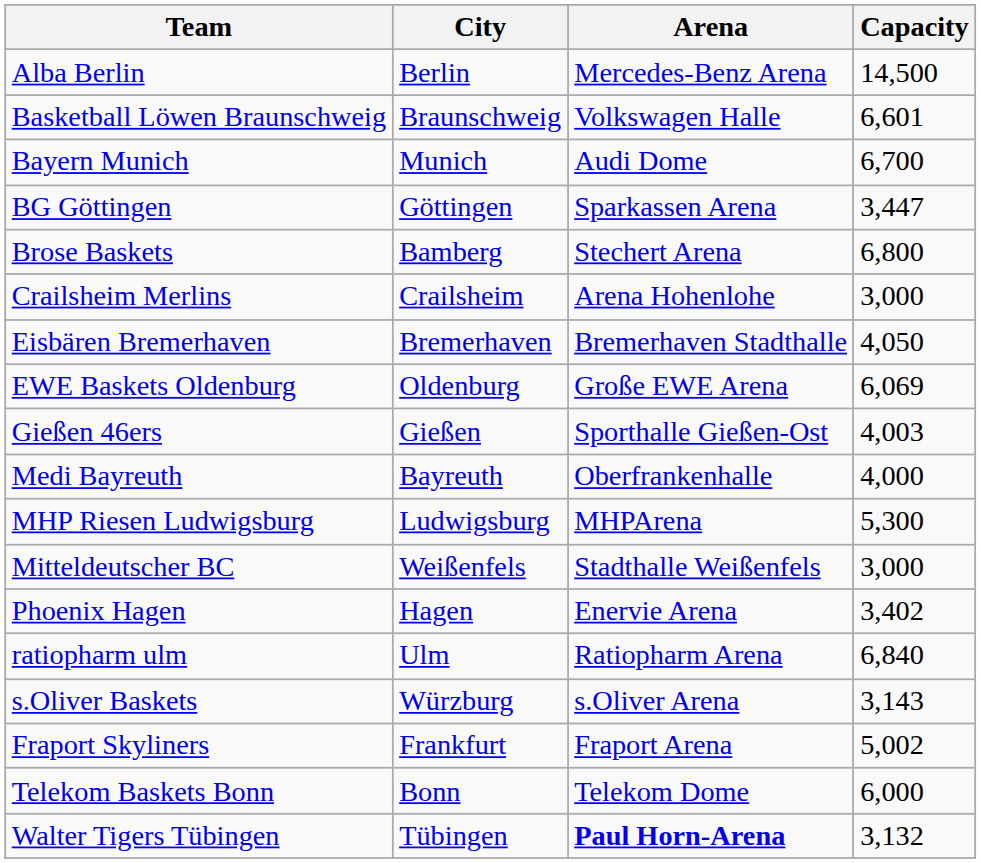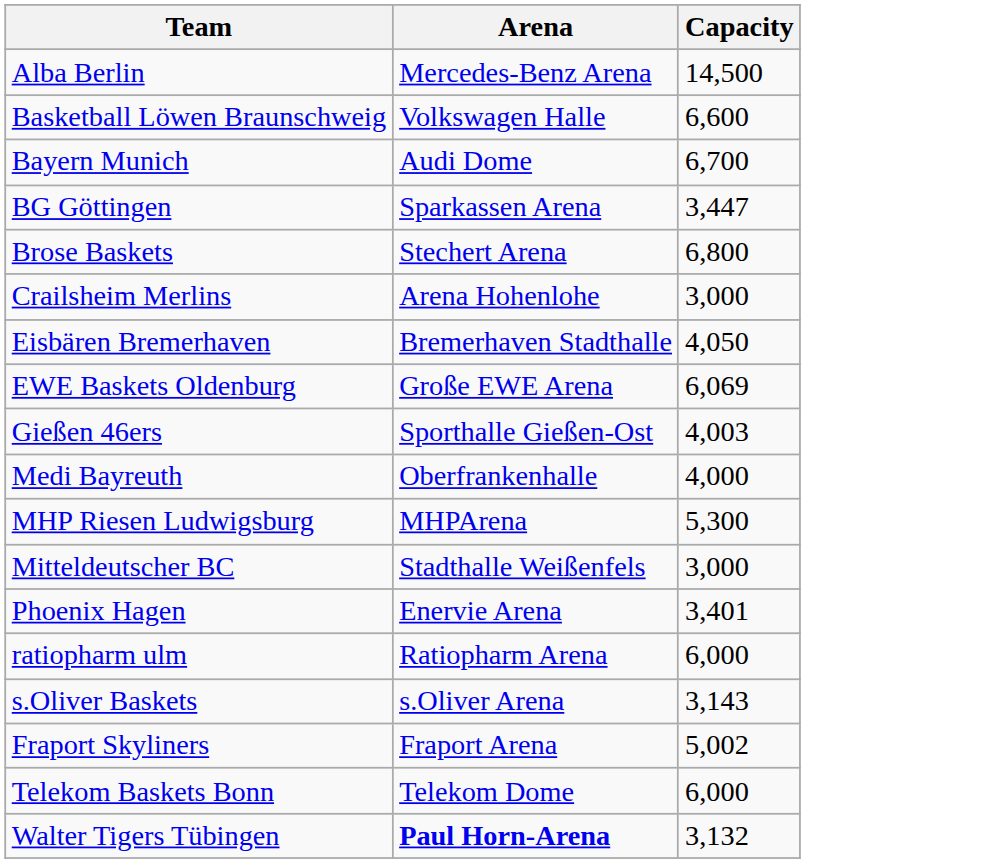- column: (480, 26)
(892, 116) 6,601 -> (717, 116) 6,600
(892, 610) 3,402 -> (717, 610) 3,401
(892, 655) 6,840 -> (717, 655) 6,000
